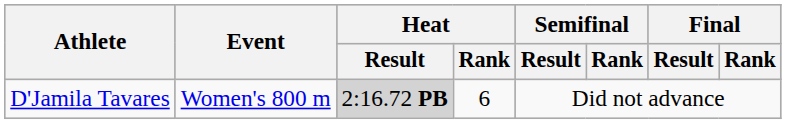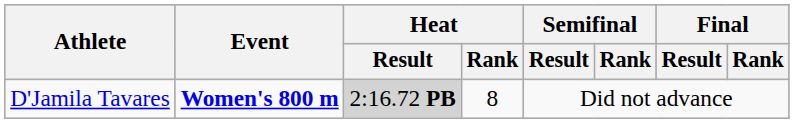(256, 99) normal -> (260, 99) bold
(484, 99) 6 -> (492, 99) 8
